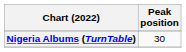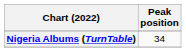(160, 39) 30 -> (160, 39) 34
